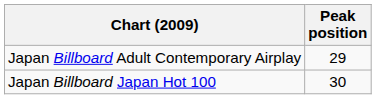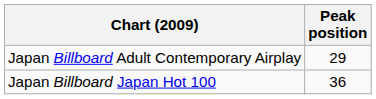(338, 81) 30 -> (338, 81) 36
